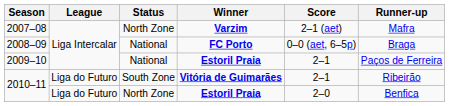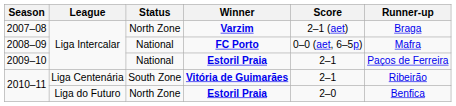(402, 28) Mafra -> (408, 28) Braga
(402, 45) Braga -> (408, 45) Mafra
(84, 77) Liga do Futuro -> (87, 77) Liga Centenária
